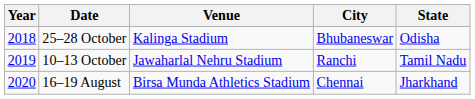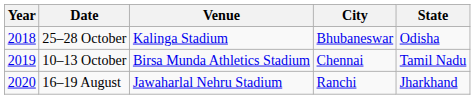(208, 60) Jawaharlal Nehru Stadium -> (221, 60) Birsa Munda Athletics Stadium
(336, 60) Ranchi -> (340, 60) Chennai
(221, 82) Birsa Munda Athletics Stadium -> (208, 82) Jawaharlal Nehru Stadium
(340, 82) Chennai -> (336, 82) Ranchi
